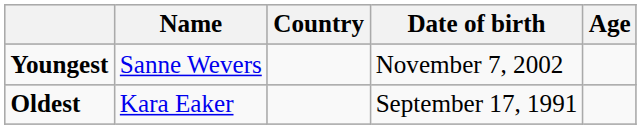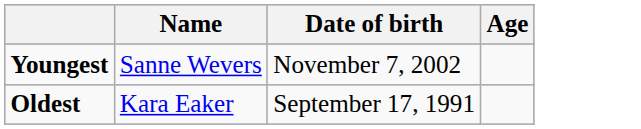- column: (319, 24)
